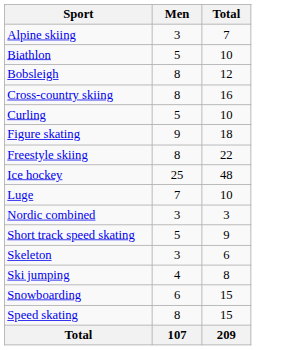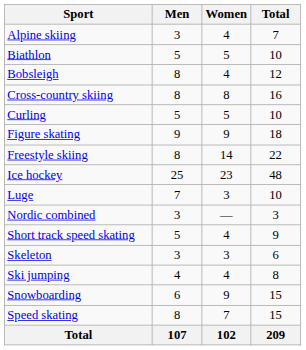+ column: (226, 14)
